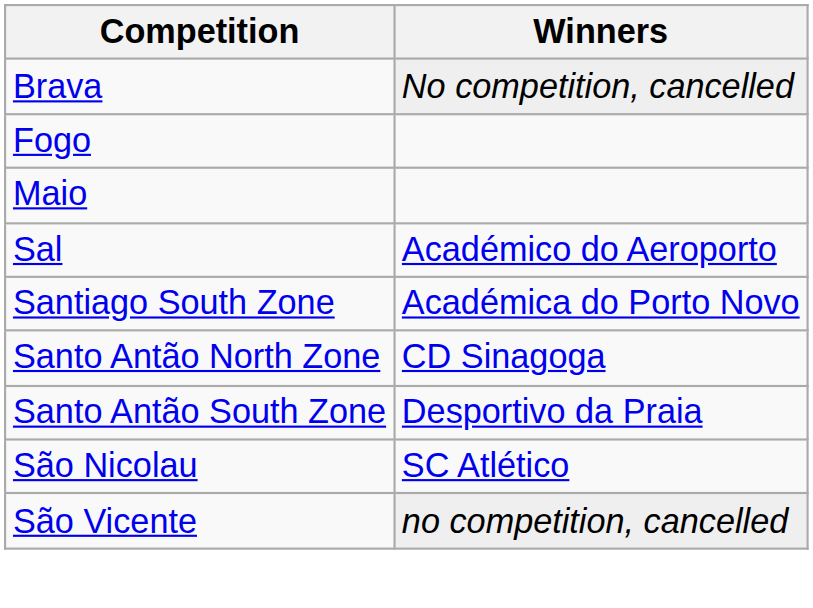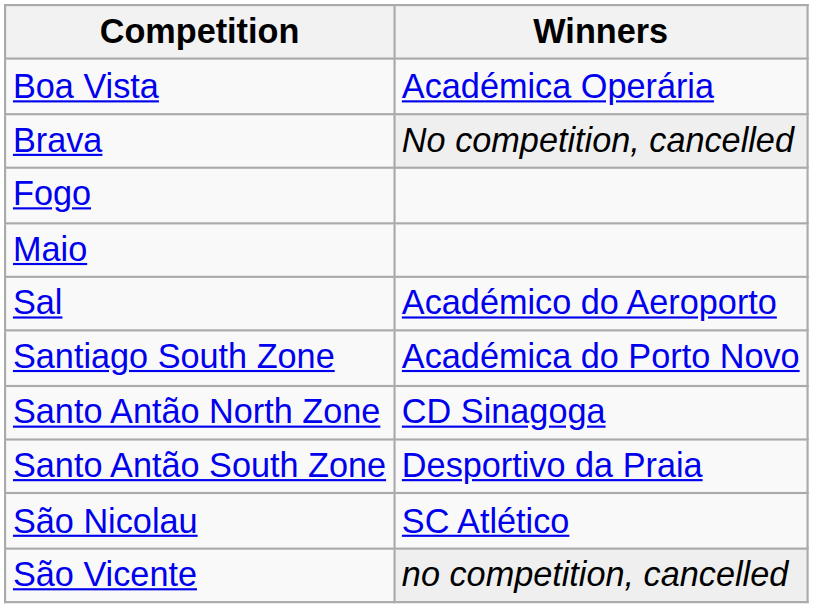+ row: (86, 85)
